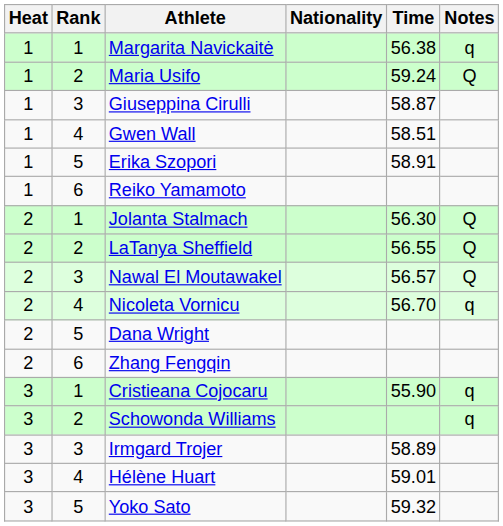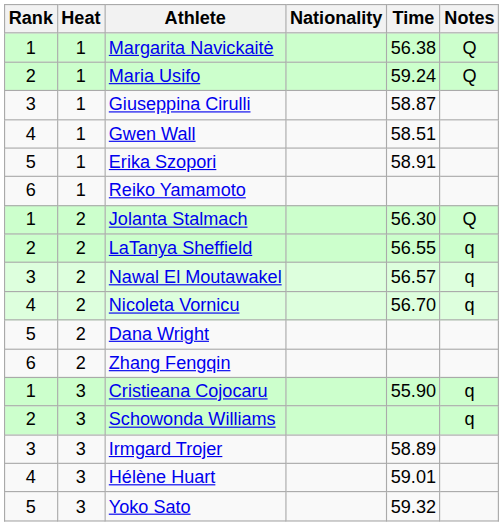columns swapped: (78, 18) <-> (28, 18)
(469, 47) q -> (469, 47) Q
(469, 248) Q -> (469, 248) q
(469, 276) Q -> (469, 276) q
